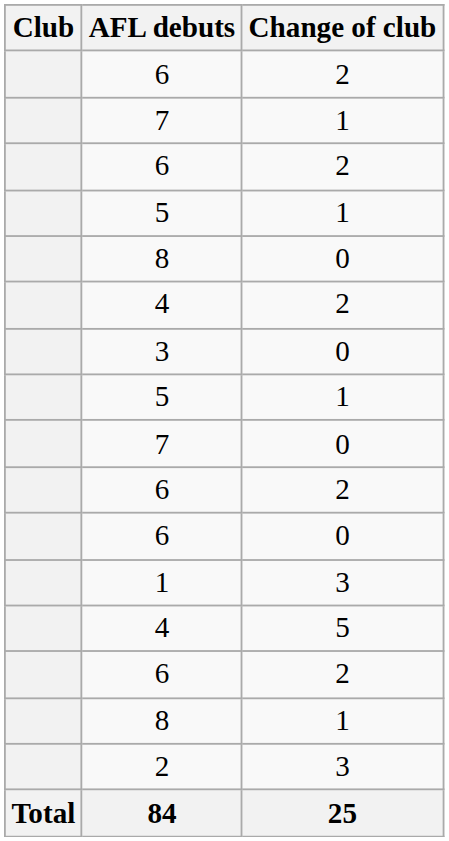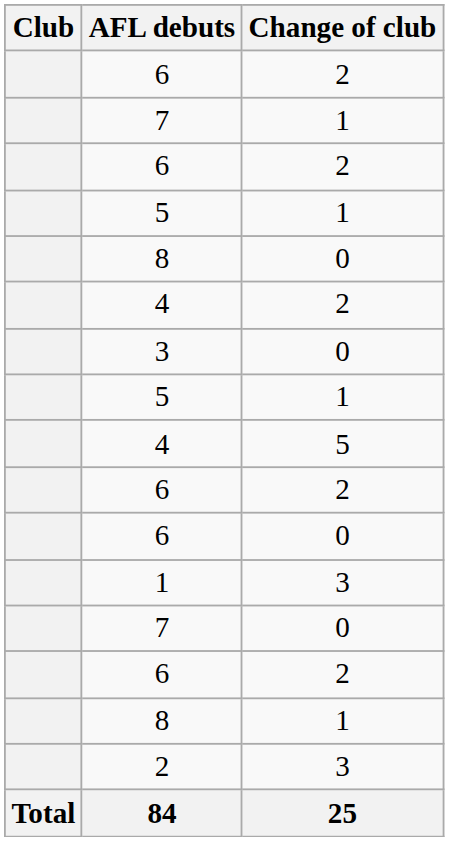rows swapped: (162, 443) <-> (162, 627)
